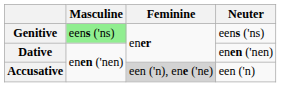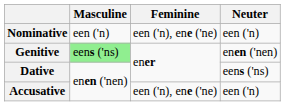+ row: (37, 33)
(242, 33) eens ('ns) -> (250, 52) enen ('nen)
(246, 52) enen ('nen) -> (246, 71) eens ('ns)
(171, 71) lightgrey background -> (175, 91) no background
